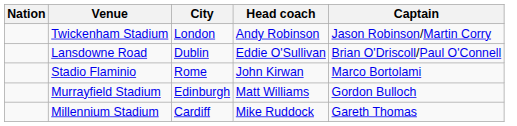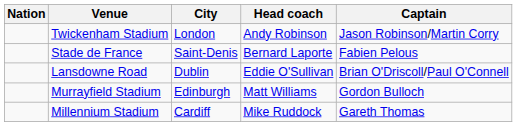+ row: (97, 53)
- row: (94, 72)
